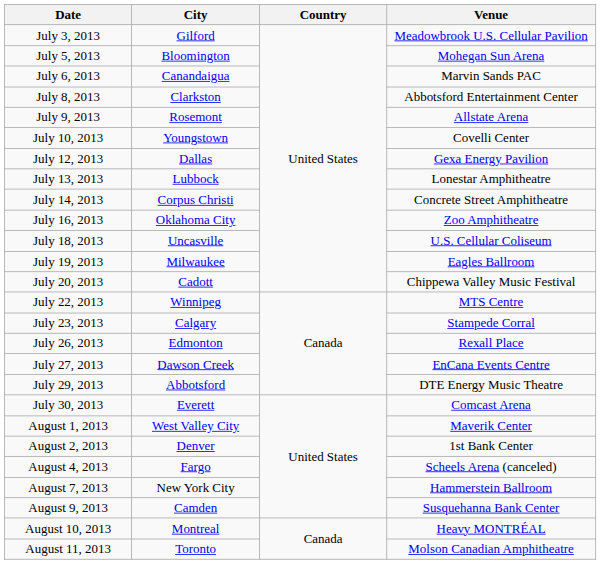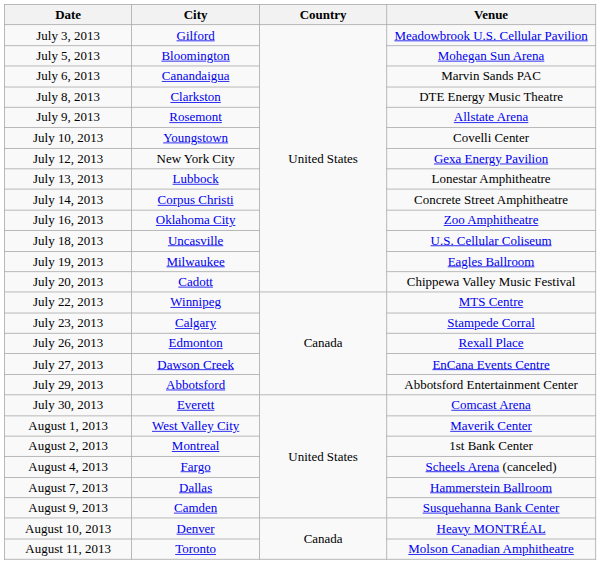(491, 96) Abbotsford Entertainment Center -> (491, 96) DTE Energy Music Theatre
(196, 158) Dallas -> (196, 158) New York City
(491, 384) DTE Energy Music Theatre -> (491, 384) Abbotsford Entertainment Center
(196, 446) Denver -> (196, 446) Montreal
(196, 487) New York City -> (196, 487) Dallas
(196, 528) Montreal -> (196, 528) Denver
